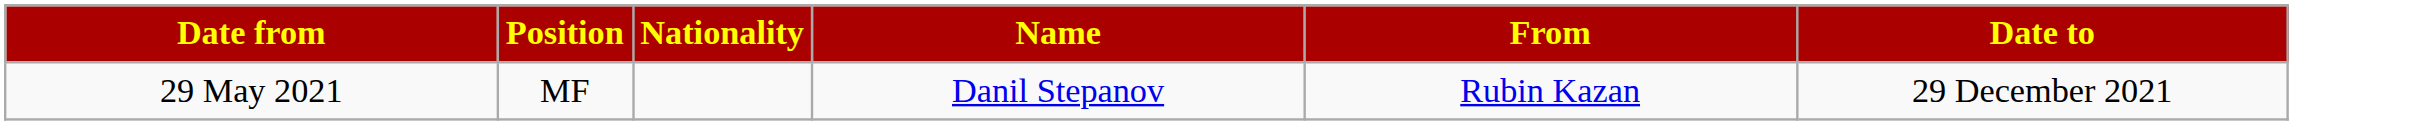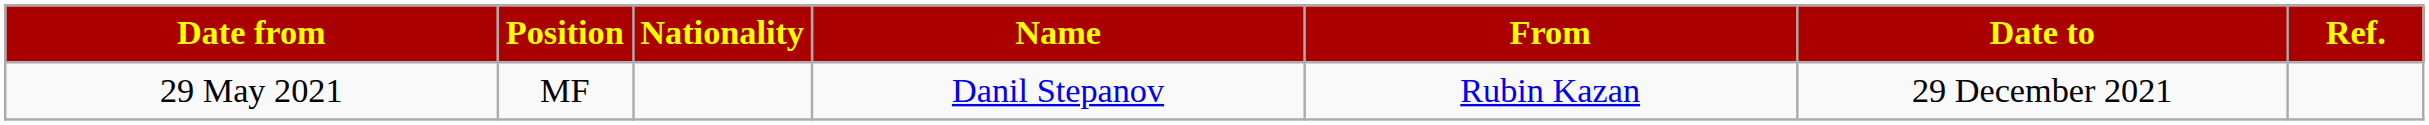+ column: (2356, 33)
